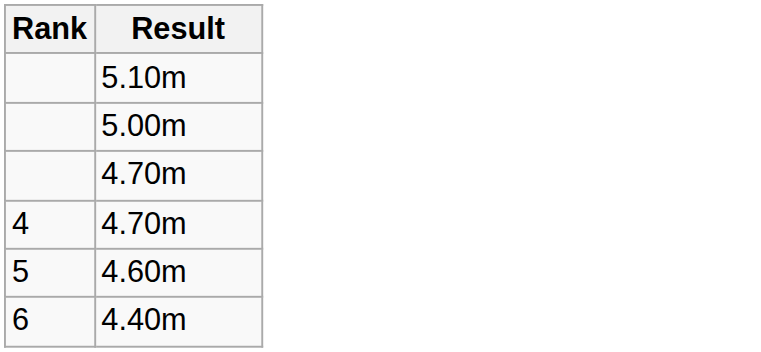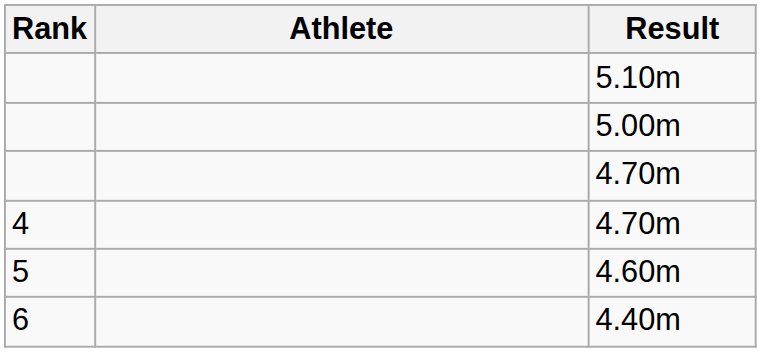+ column: (341, 28)
